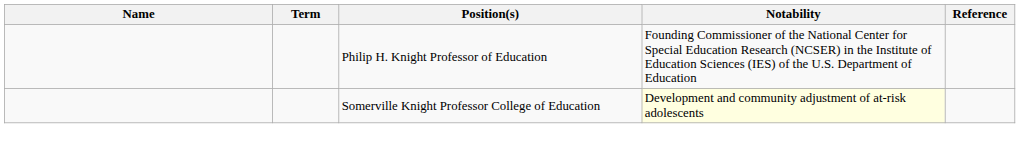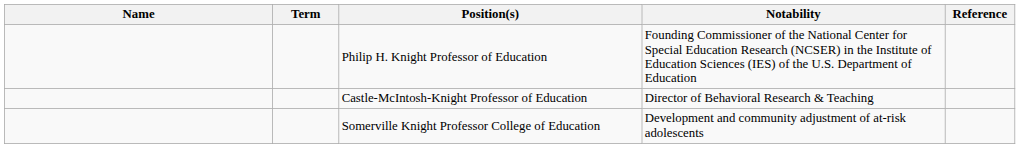+ row: (464, 98)
(775, 105) lightyellow background -> (775, 125) no background
